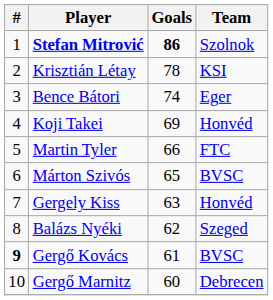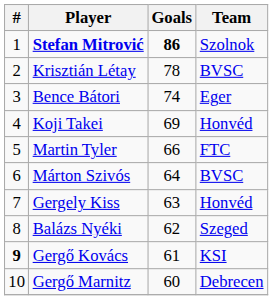(213, 70) KSI -> (221, 70) BVSC
(172, 176) 65 -> (172, 176) 64
(221, 255) BVSC -> (213, 255) KSI
